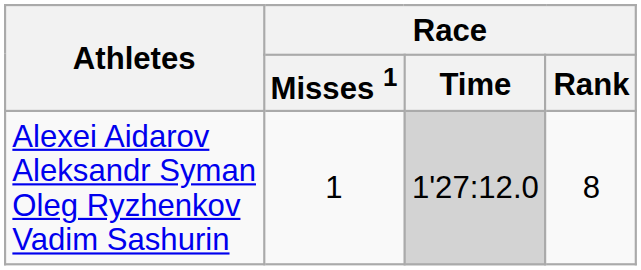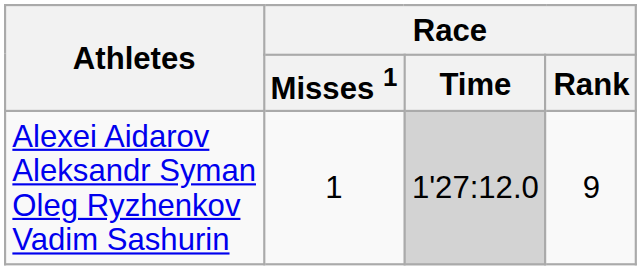(591, 188) 8 -> (591, 188) 9
